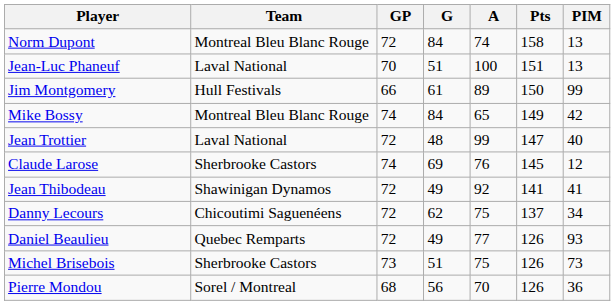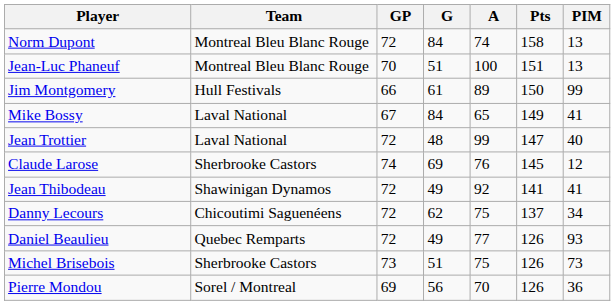(241, 66) Laval National -> (282, 66) Montreal Bleu Blanc Rouge
(282, 115) Montreal Bleu Blanc Rouge -> (241, 115) Laval National
(389, 115) 74 -> (389, 115) 67
(575, 115) 42 -> (575, 115) 41
(389, 287) 68 -> (389, 287) 69
